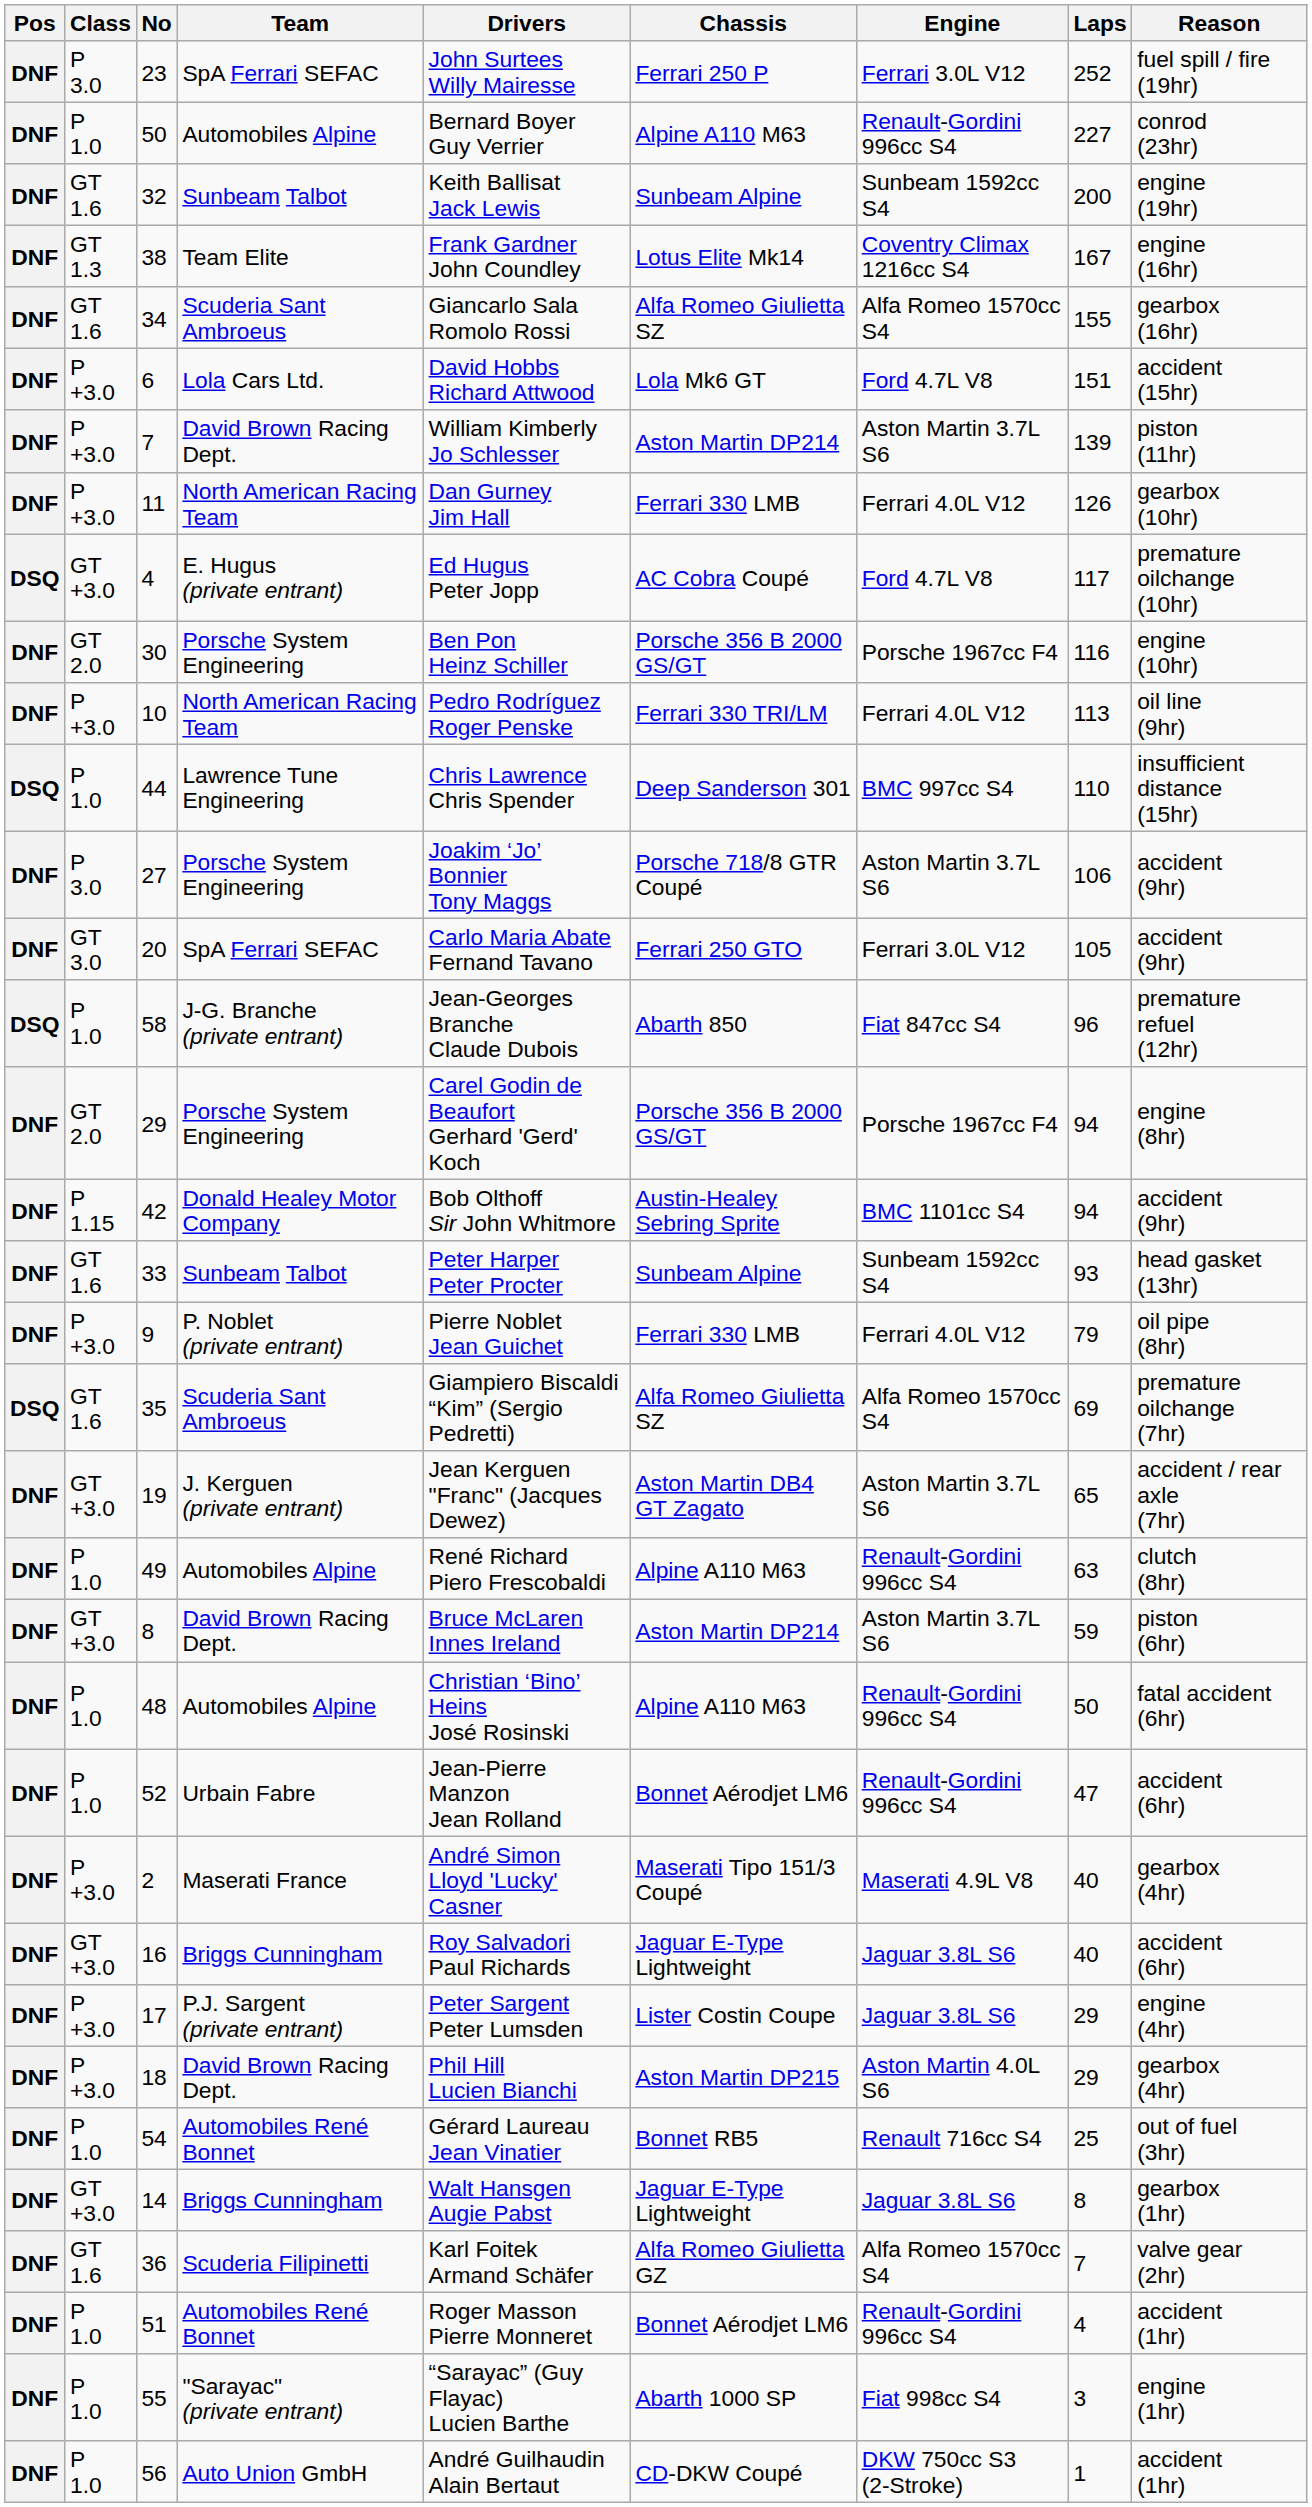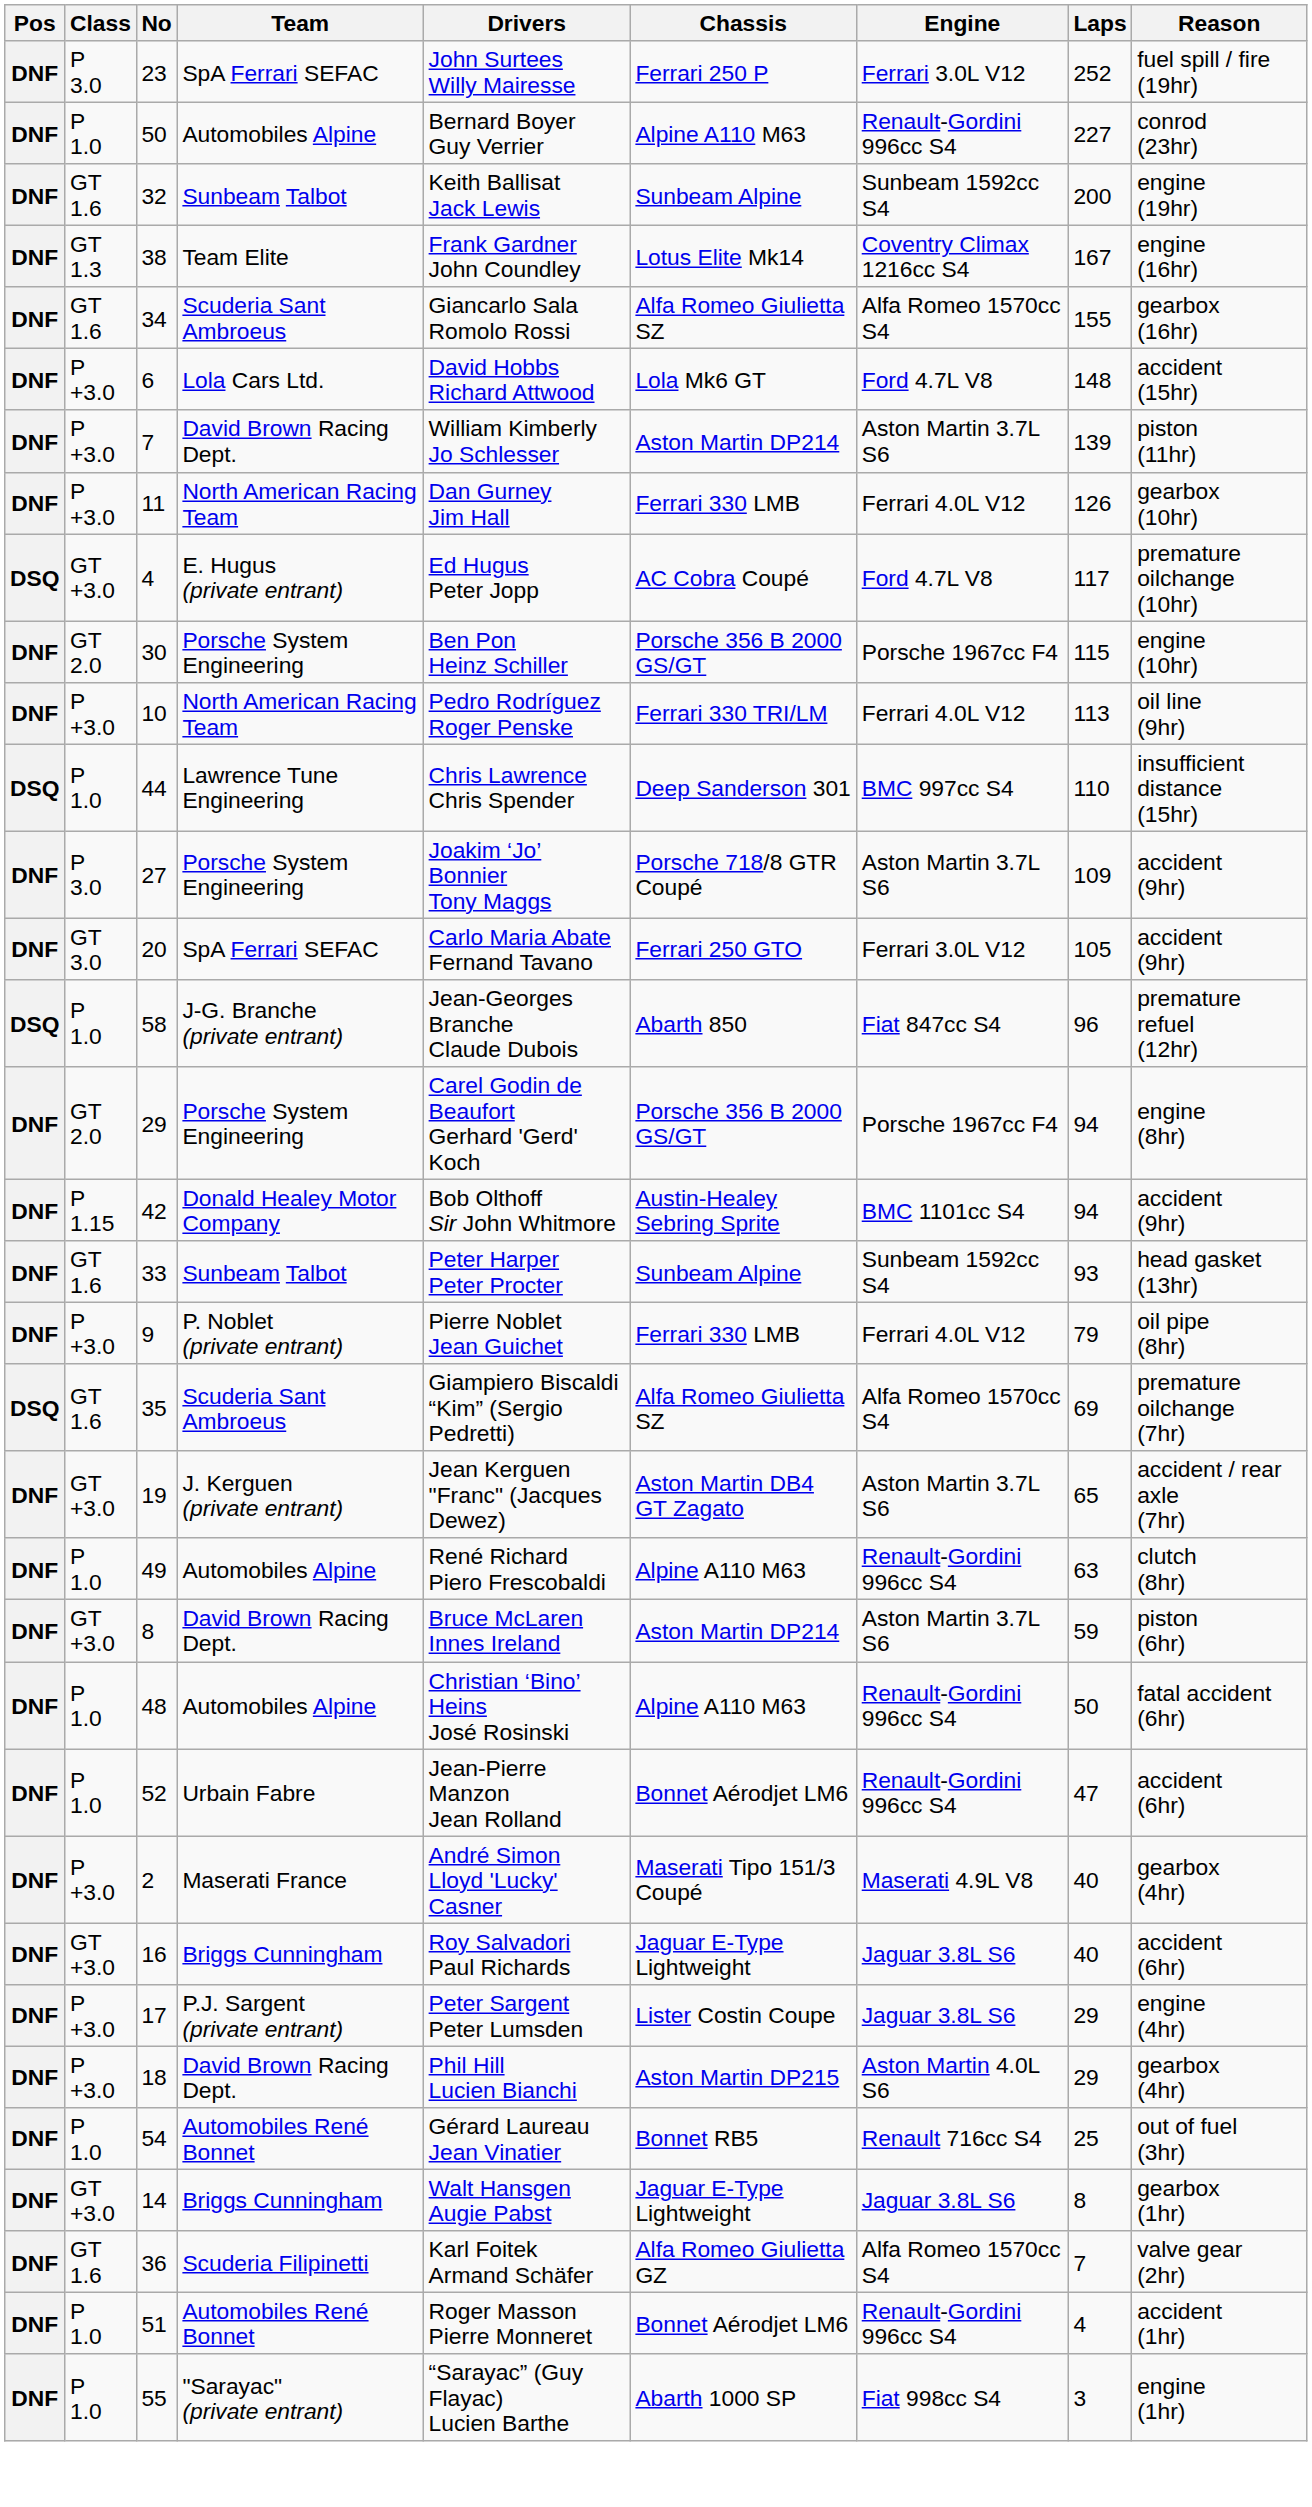(1092, 380) 151 -> (1092, 380) 148
(1092, 652) 116 -> (1092, 652) 115
(1092, 875) 106 -> (1092, 875) 109
- row: (154, 2472)
